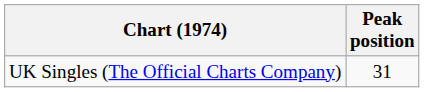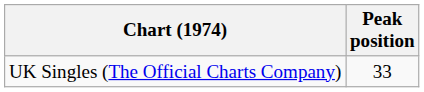(382, 71) 31 -> (382, 71) 33
